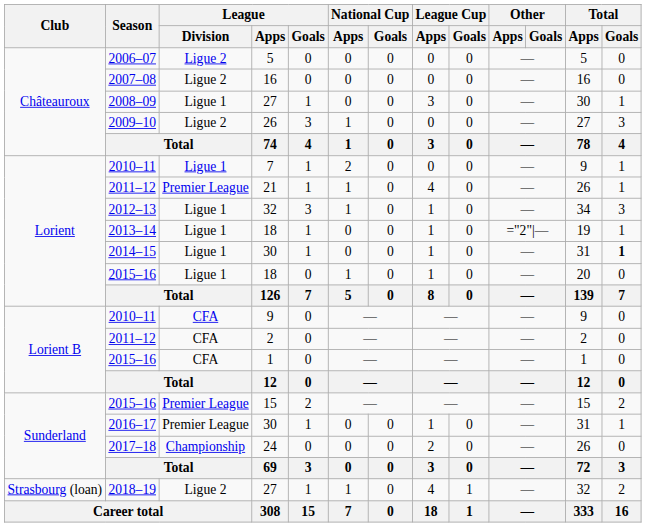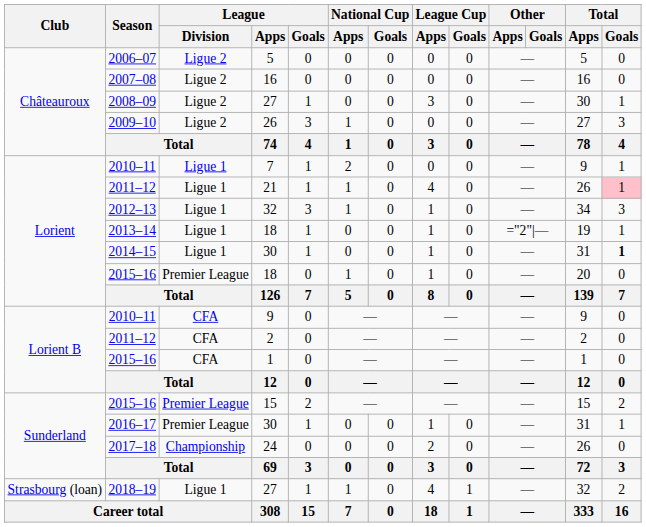(205, 101) Ligue 1 -> (205, 101) Ligue 2
(205, 187) Premier League -> (205, 187) Ligue 1
(622, 187) no background -> (622, 187) pink background
(205, 274) Ligue 1 -> (205, 274) Premier League
(205, 489) Ligue 2 -> (205, 489) Ligue 1
